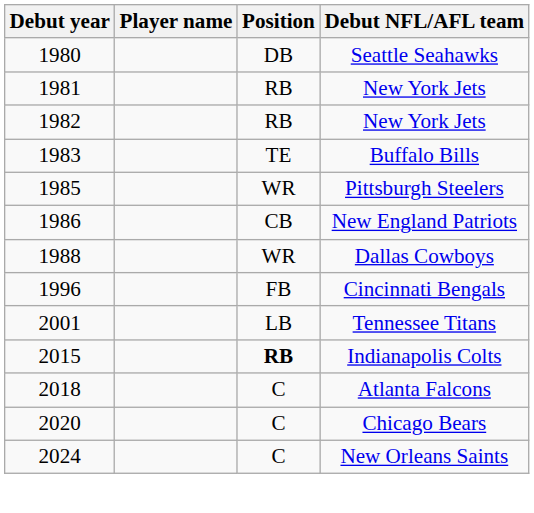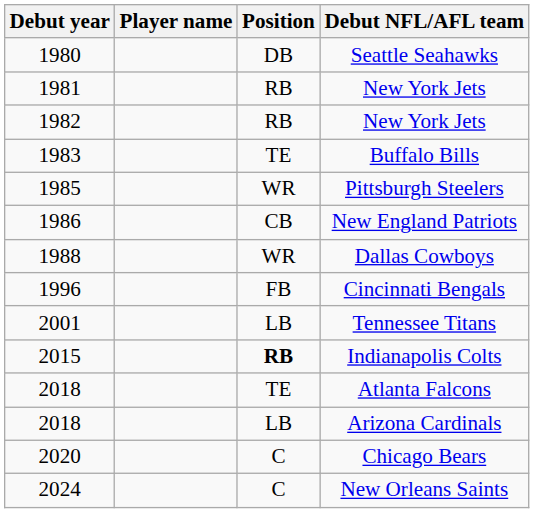(278, 389) C -> (278, 389) TE
+ row: (60, 423)
